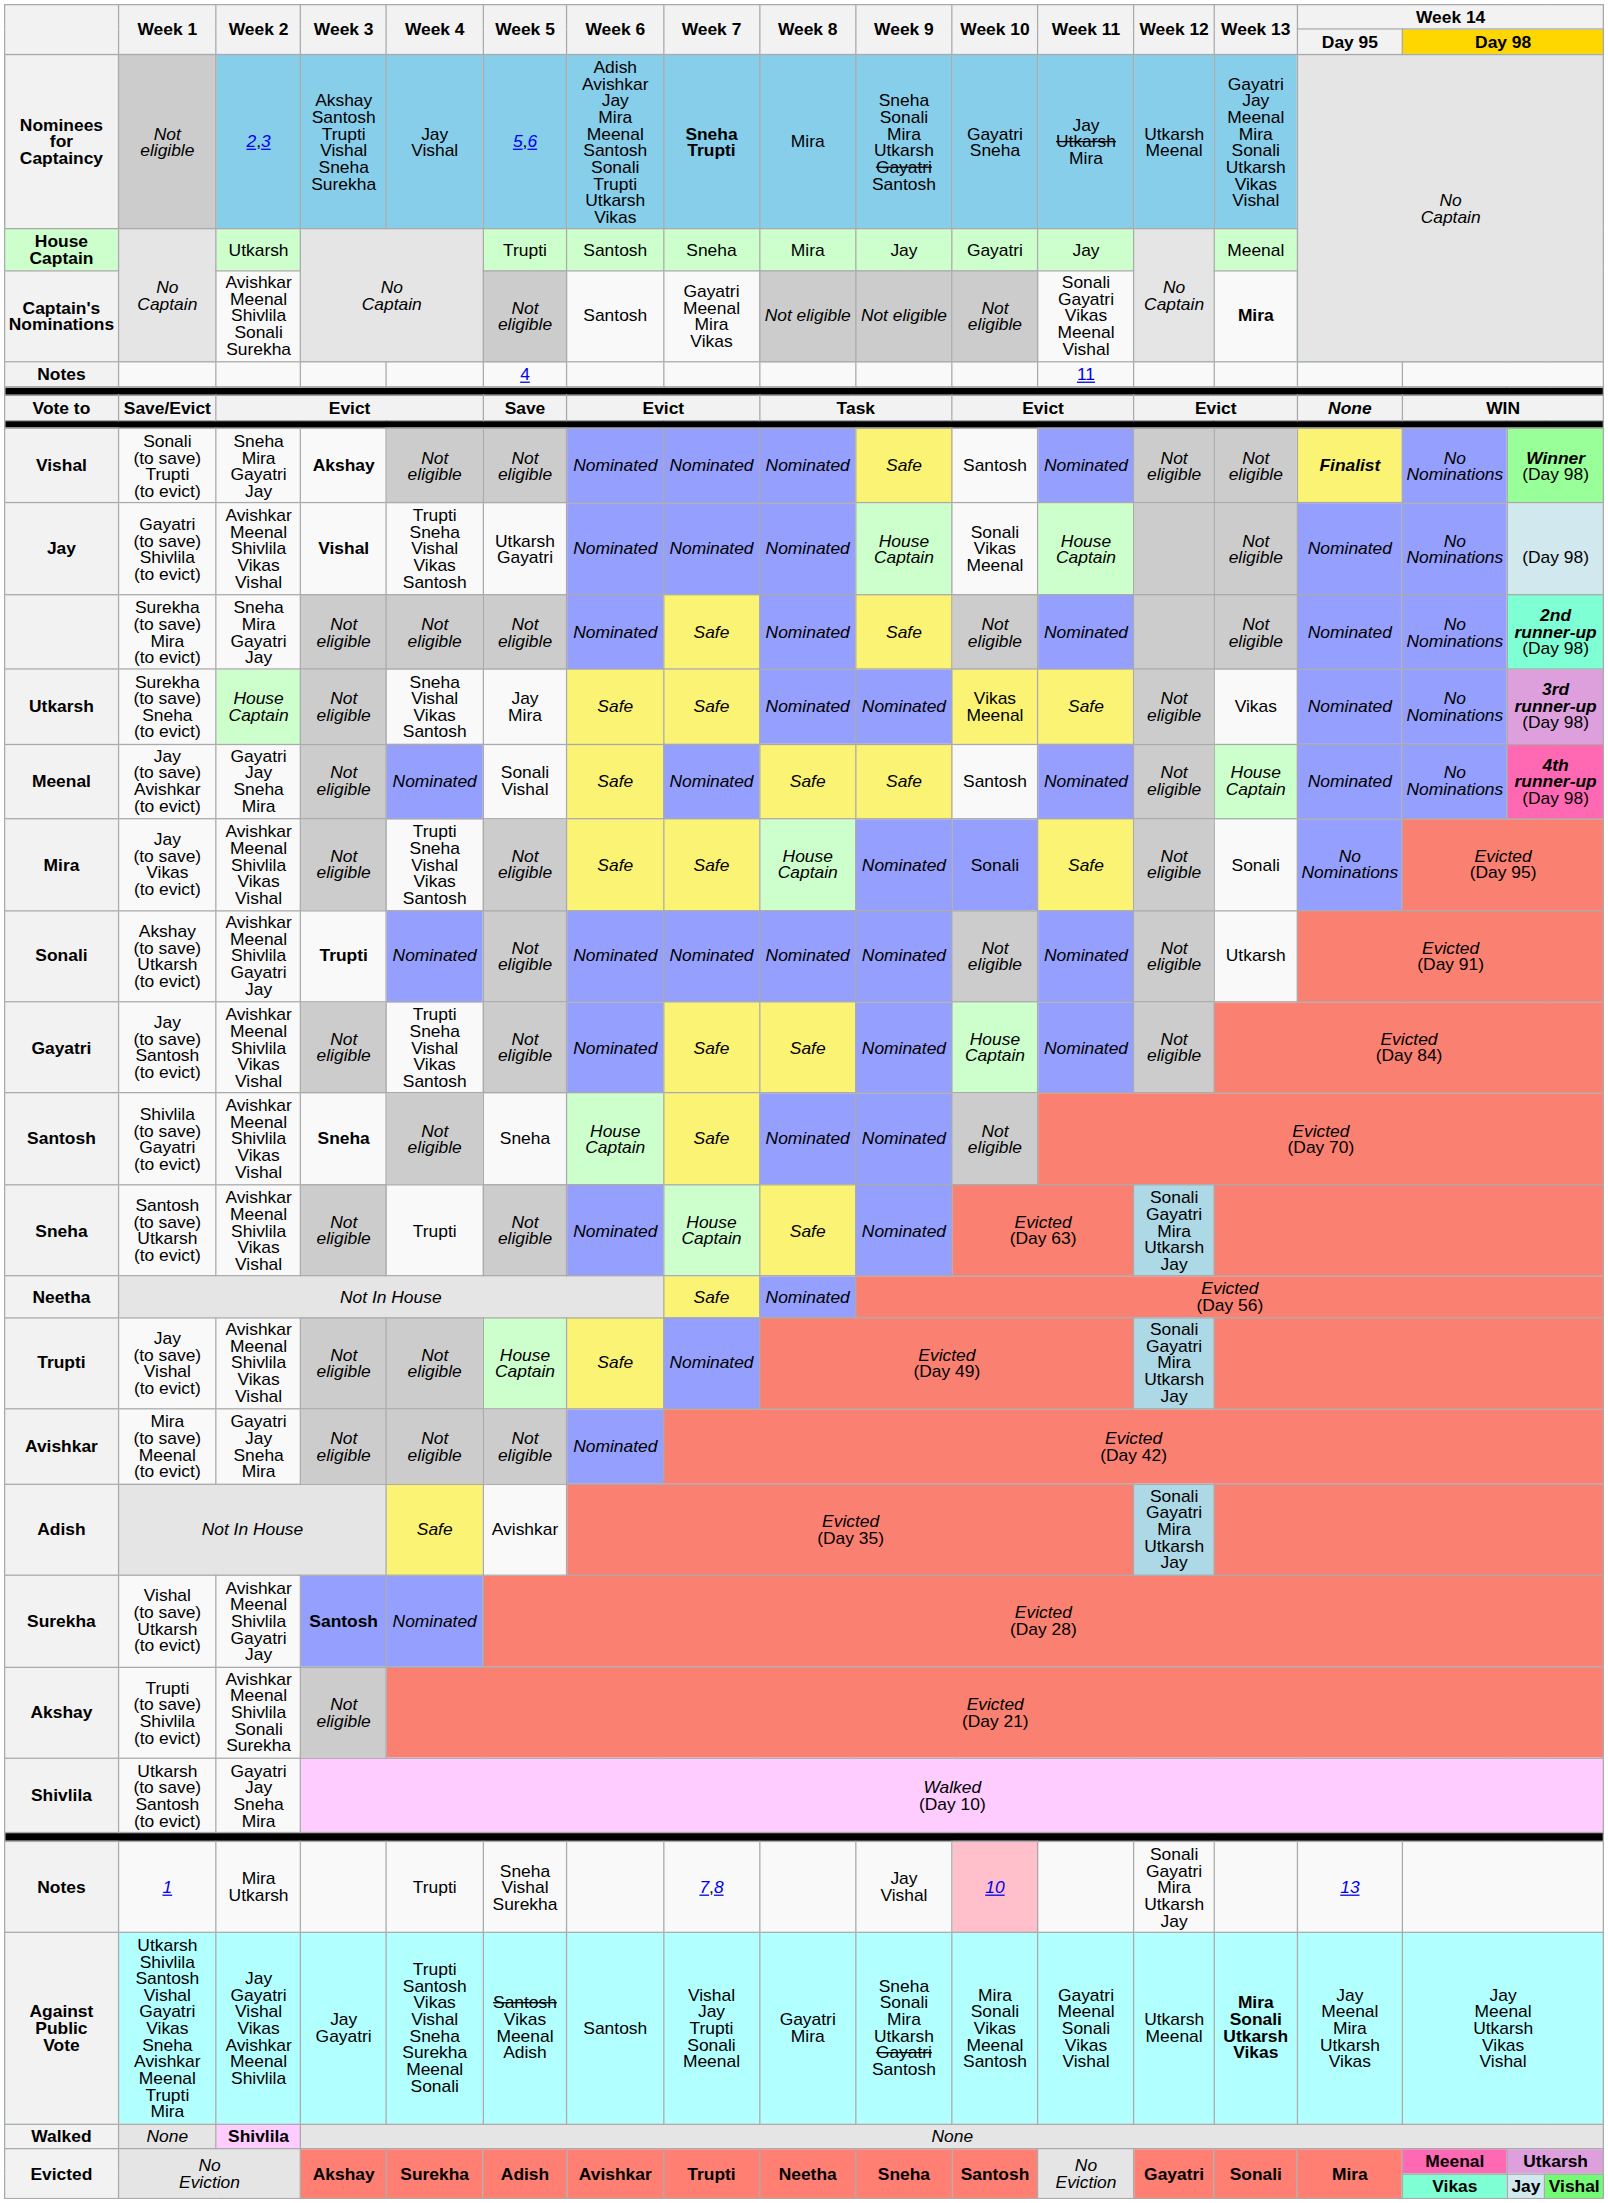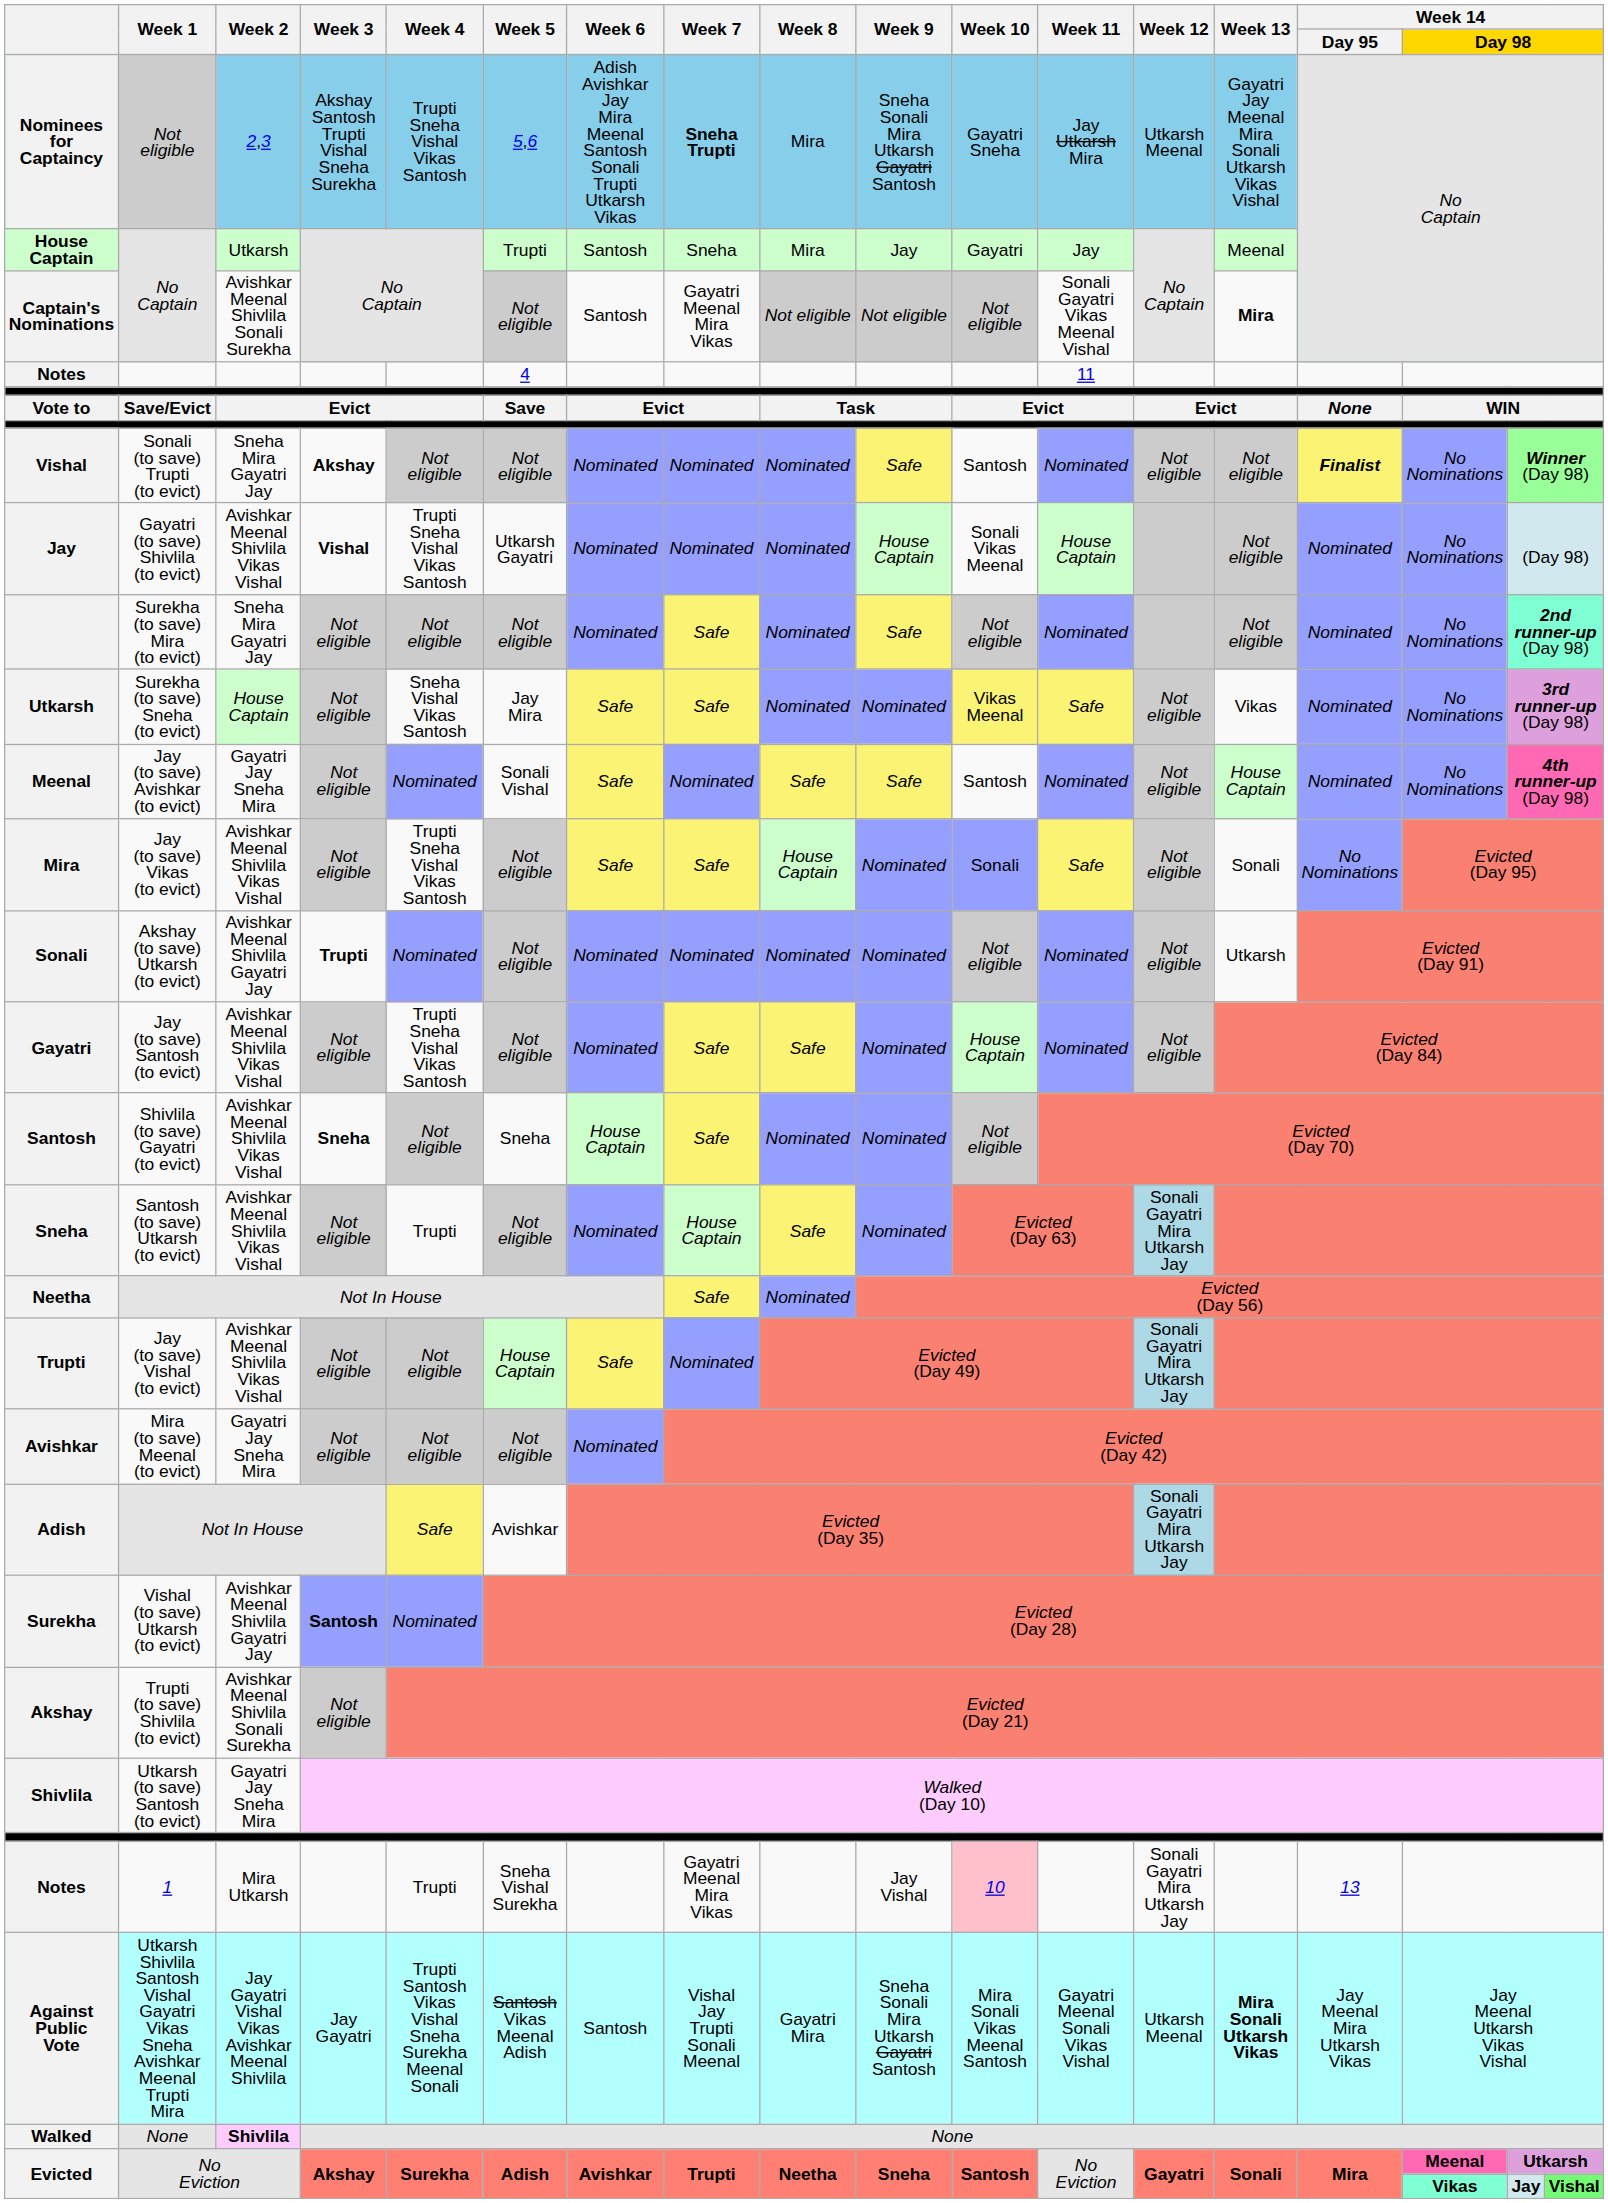(435, 141) Jay Vishal -> (435, 141) Trupti Sneha Vishal Vikas Santosh
(711, 1887) 7,8 -> (711, 1887) Gayatri Meenal Mira Vikas
